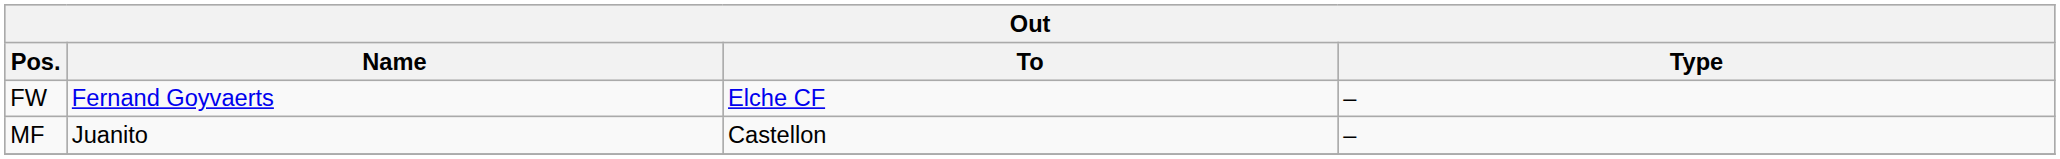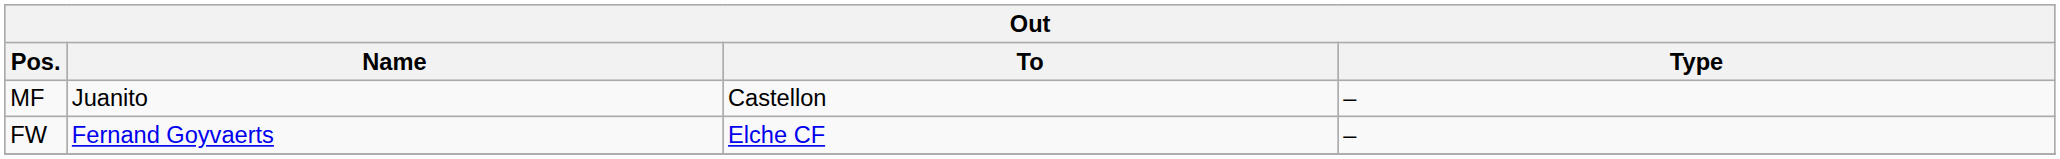rows swapped: (29, 98) <-> (27, 136)
